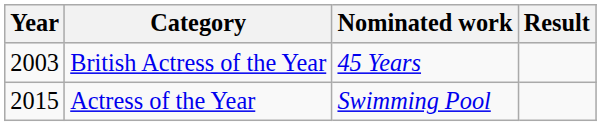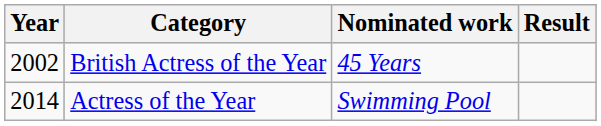(35, 62) 2003 -> (35, 62) 2002
(35, 100) 2015 -> (35, 100) 2014
